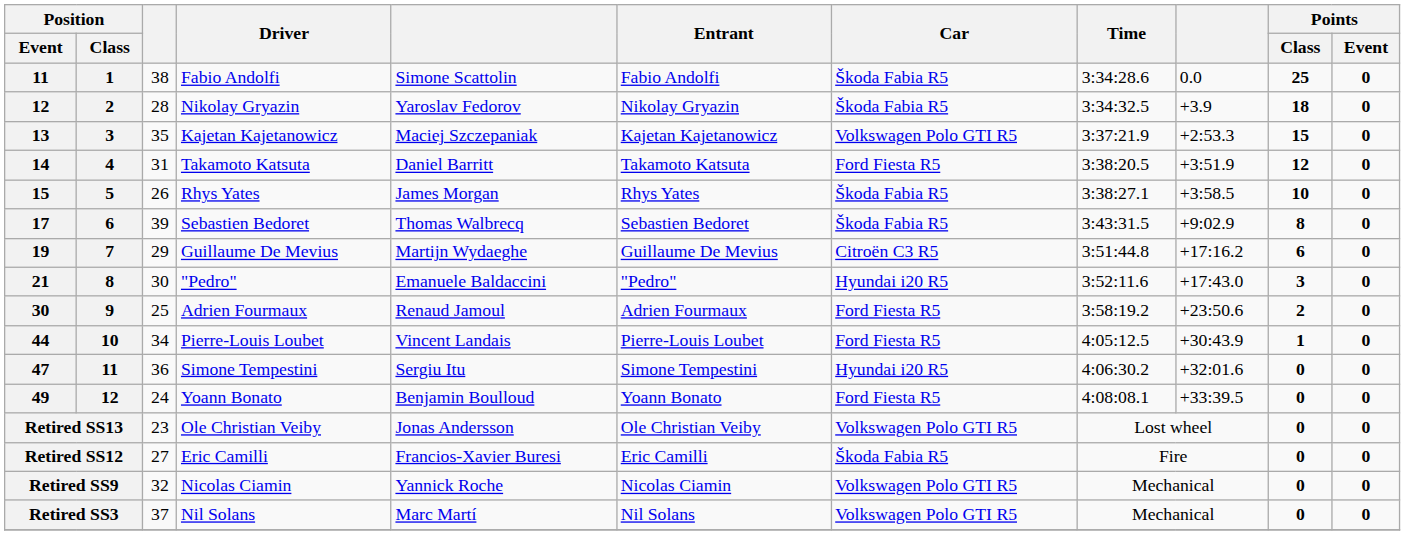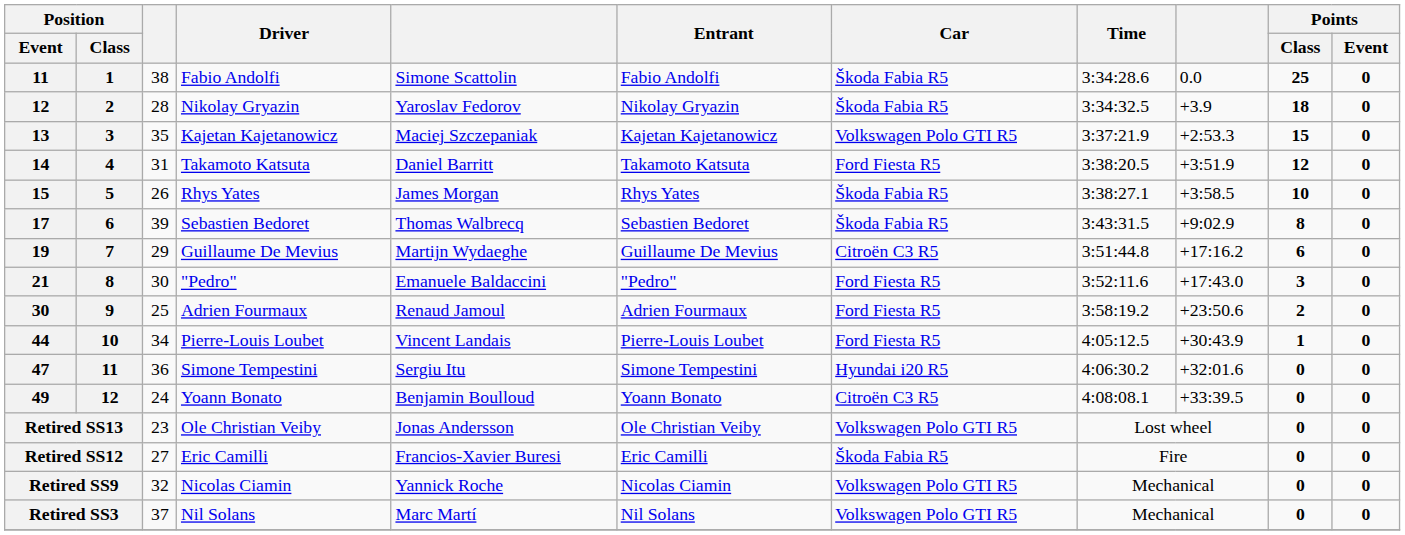(892, 281) Hyundai i20 R5 -> (888, 281) Ford Fiesta R5
(888, 397) Ford Fiesta R5 -> (887, 397) Citroën C3 R5
